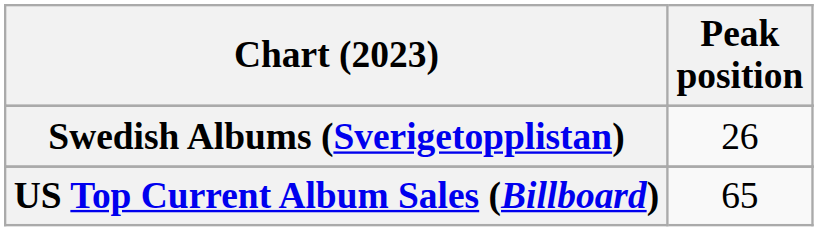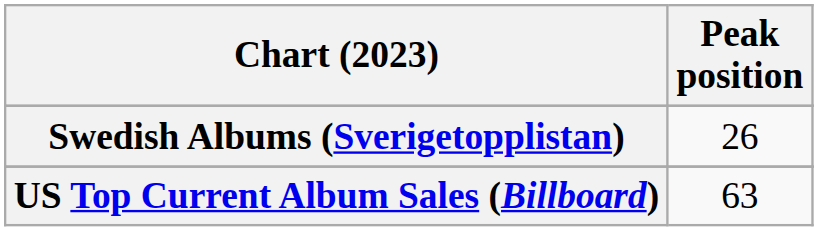(740, 195) 65 -> (740, 195) 63
